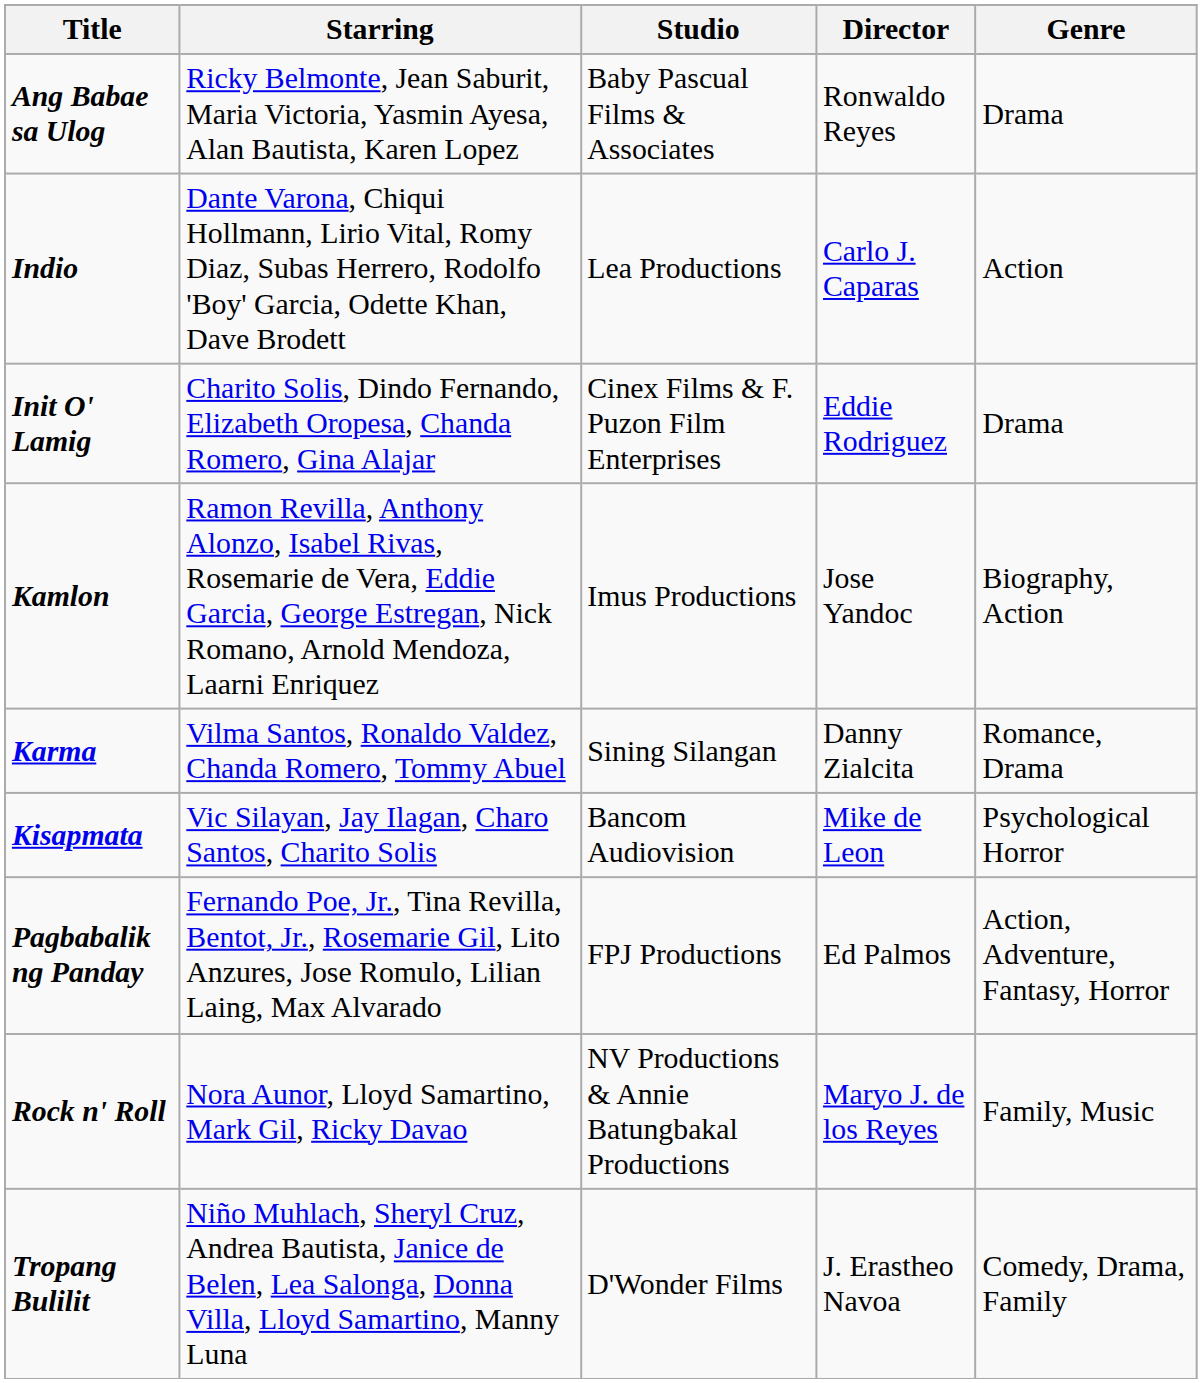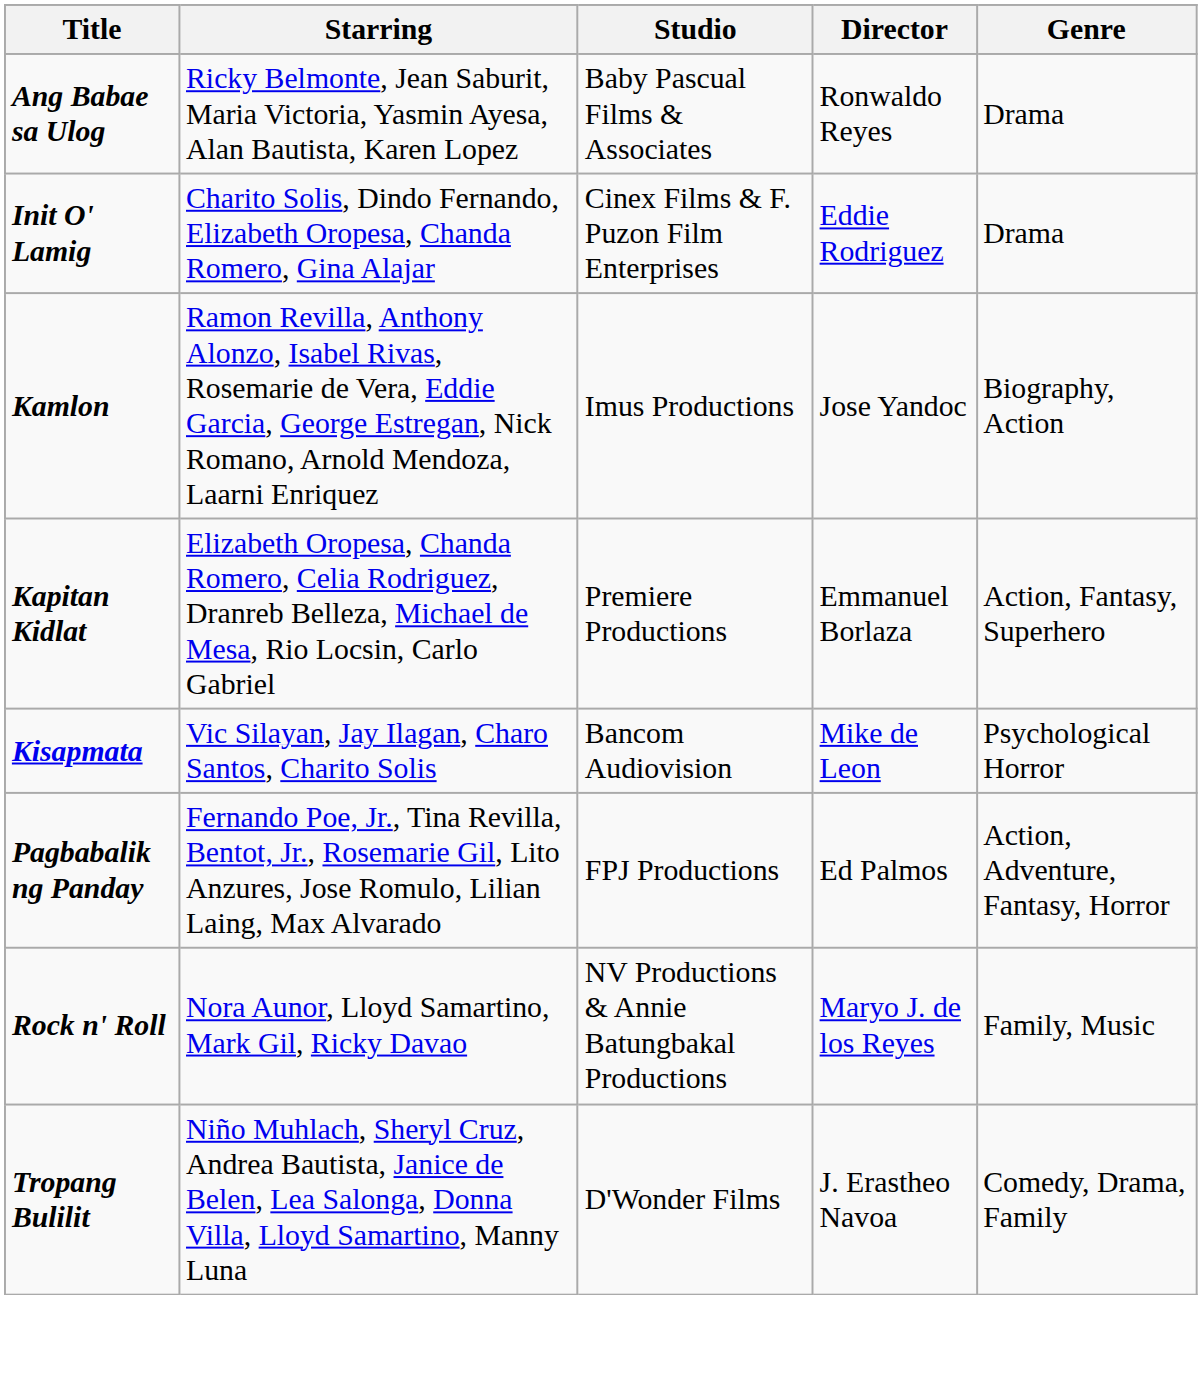- row: (45, 268)
+ row: (61, 613)
- row: (54, 751)
